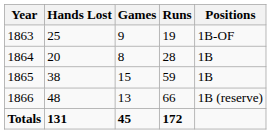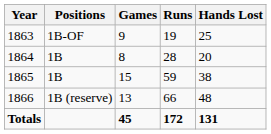columns swapped: (230, 14) <-> (80, 14)
